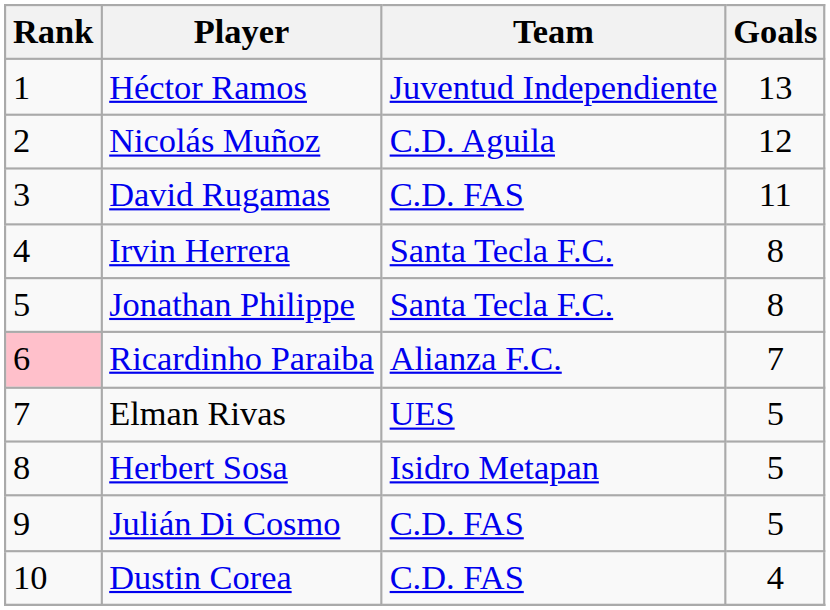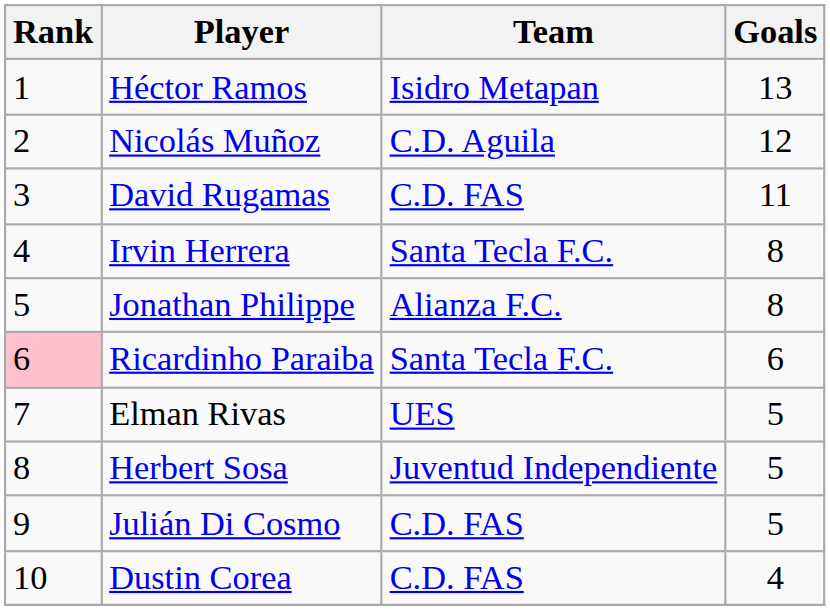(553, 86) Juventud Independiente -> (494, 86) Isidro Metapan
(501, 304) Santa Tecla F.C. -> (476, 304) Alianza F.C.
(476, 359) Alianza F.C. -> (501, 359) Santa Tecla F.C.
(775, 359) 7 -> (775, 359) 6
(494, 468) Isidro Metapan -> (553, 468) Juventud Independiente
